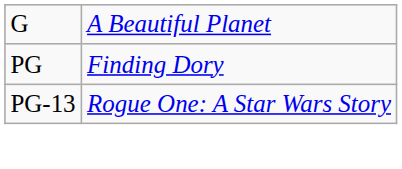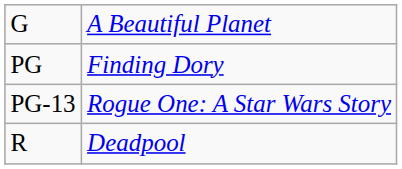+ row: (19, 143)
